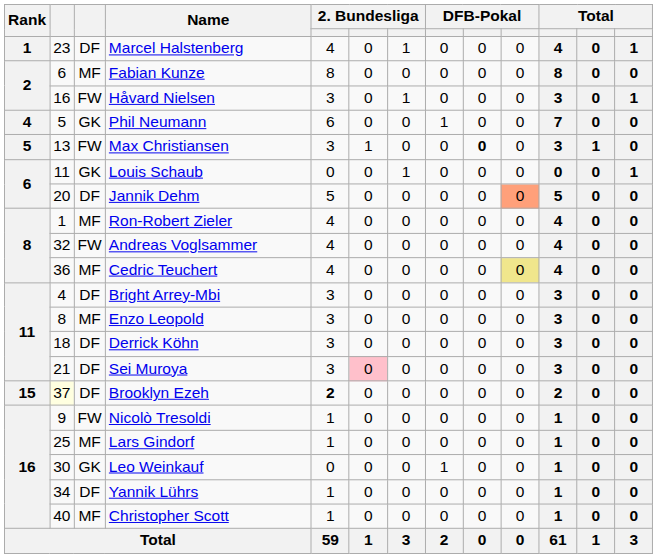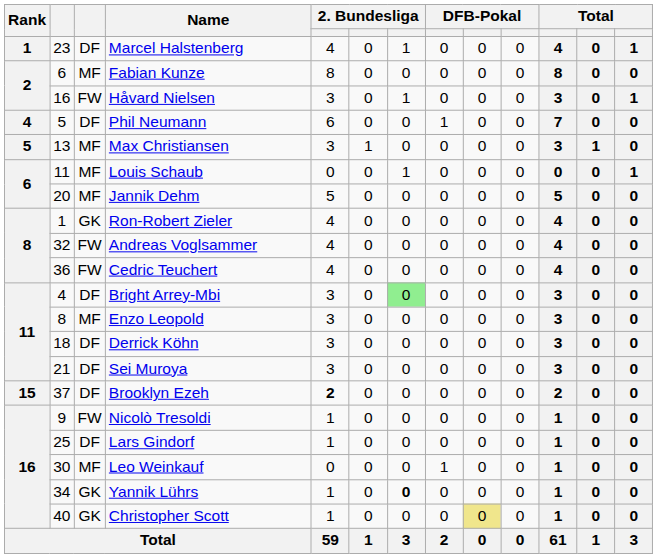(90, 122) GK -> (90, 122) DF
(90, 147) FW -> (90, 147) MF
(482, 147) bold -> (482, 147) normal
(90, 171) GK -> (90, 171) MF
(90, 196) DF -> (90, 196) MF
(520, 196) lightsalmon background -> (520, 196) no background
(90, 220) MF -> (90, 220) GK
(90, 270) MF -> (90, 270) FW
(520, 270) khaki background -> (520, 270) no background
(406, 294) no background -> (406, 294) lightgreen background
(368, 368) pink background -> (368, 368) no background
(62, 393) lightyellow background -> (62, 393) no background
(90, 442) MF -> (90, 442) DF
(90, 467) GK -> (90, 467) MF
(90, 491) DF -> (90, 491) GK
(406, 491) normal -> (406, 491) bold
(90, 516) MF -> (90, 516) GK
(482, 516) no background -> (482, 516) khaki background
